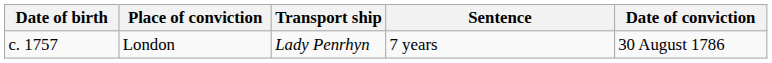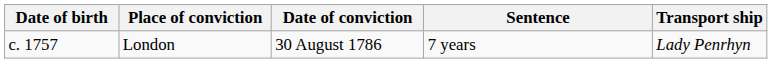columns swapped: (691, 17) <-> (328, 17)
